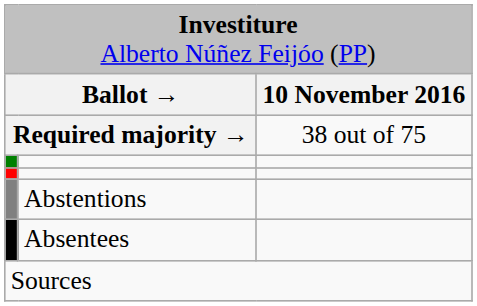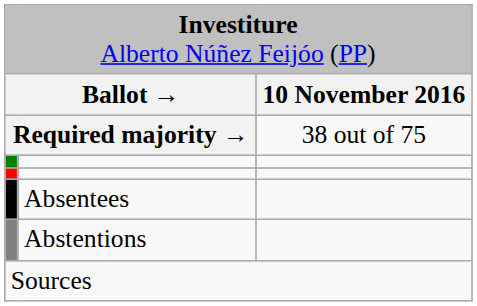rows swapped: (12, 199) <-> (12, 240)
